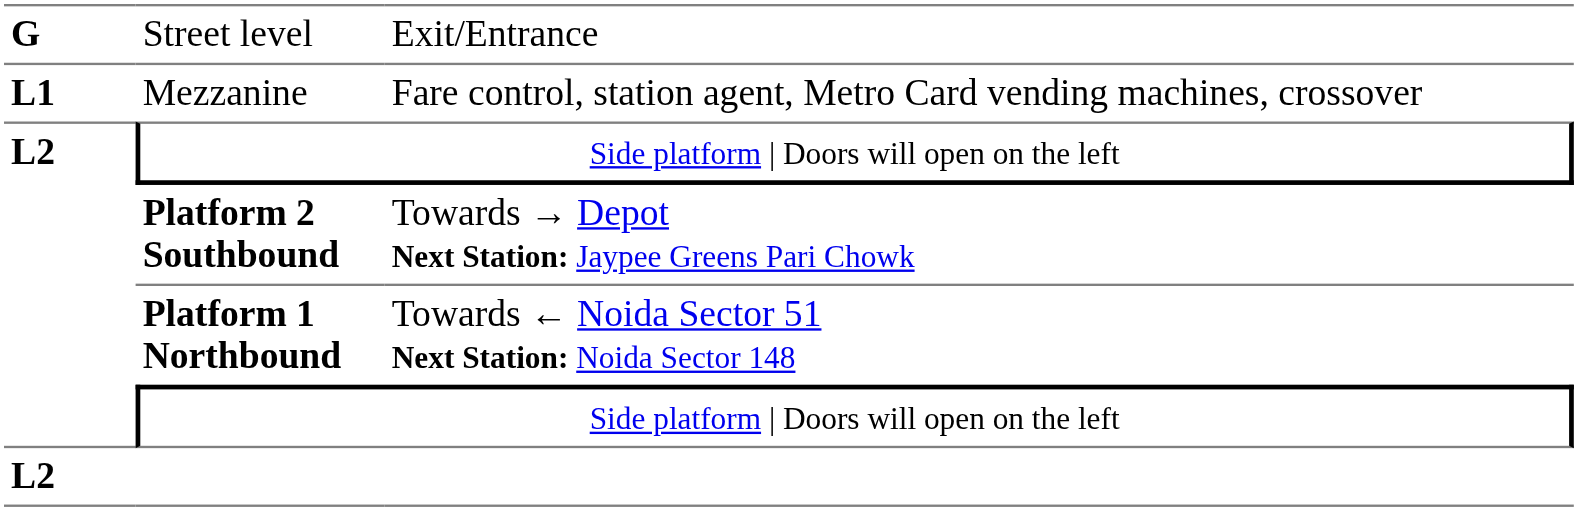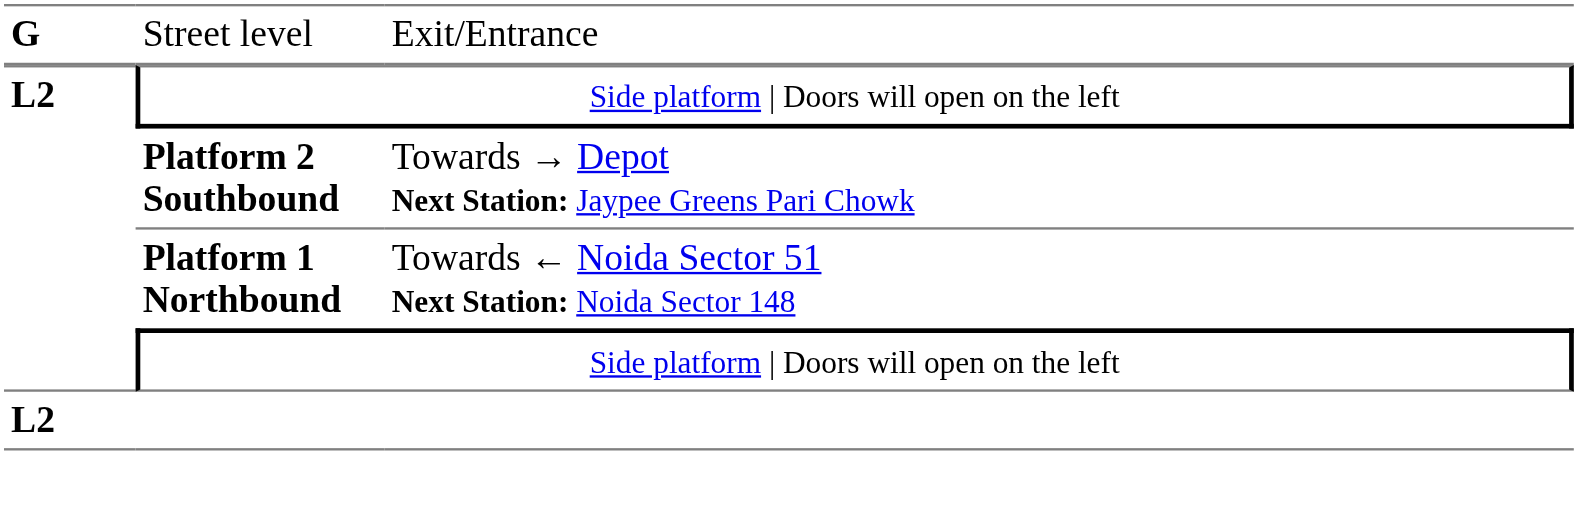- row: (225, 92)
